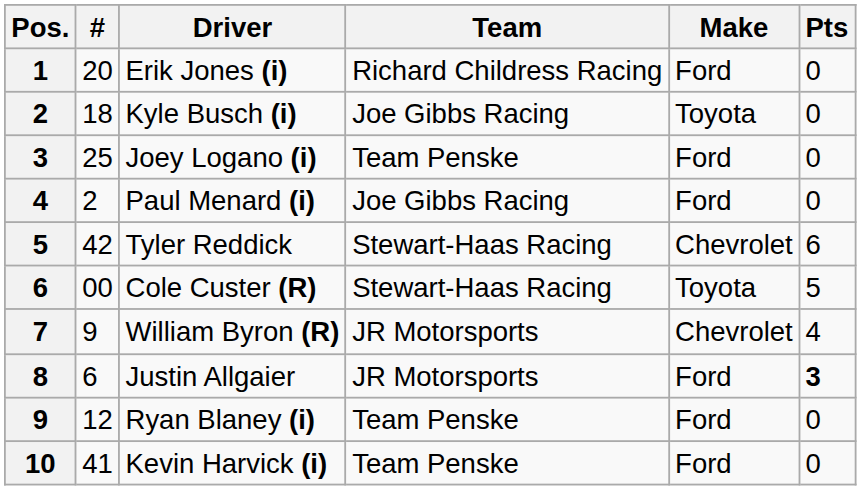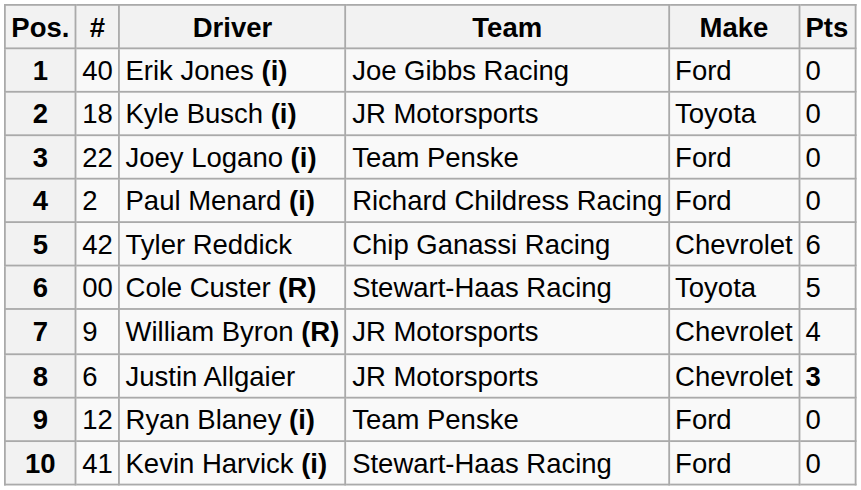(97, 70) 20 -> (97, 70) 40
(507, 70) Richard Childress Racing -> (461, 70) Joe Gibbs Racing
(461, 114) Joe Gibbs Racing -> (445, 114) JR Motorsports
(97, 158) 25 -> (97, 158) 22
(461, 201) Joe Gibbs Racing -> (507, 201) Richard Childress Racing
(482, 245) Stewart-Haas Racing -> (481, 245) Chip Ganassi Racing
(703, 375) Ford -> (734, 375) Chevrolet
(435, 462) Team Penske -> (482, 462) Stewart-Haas Racing
